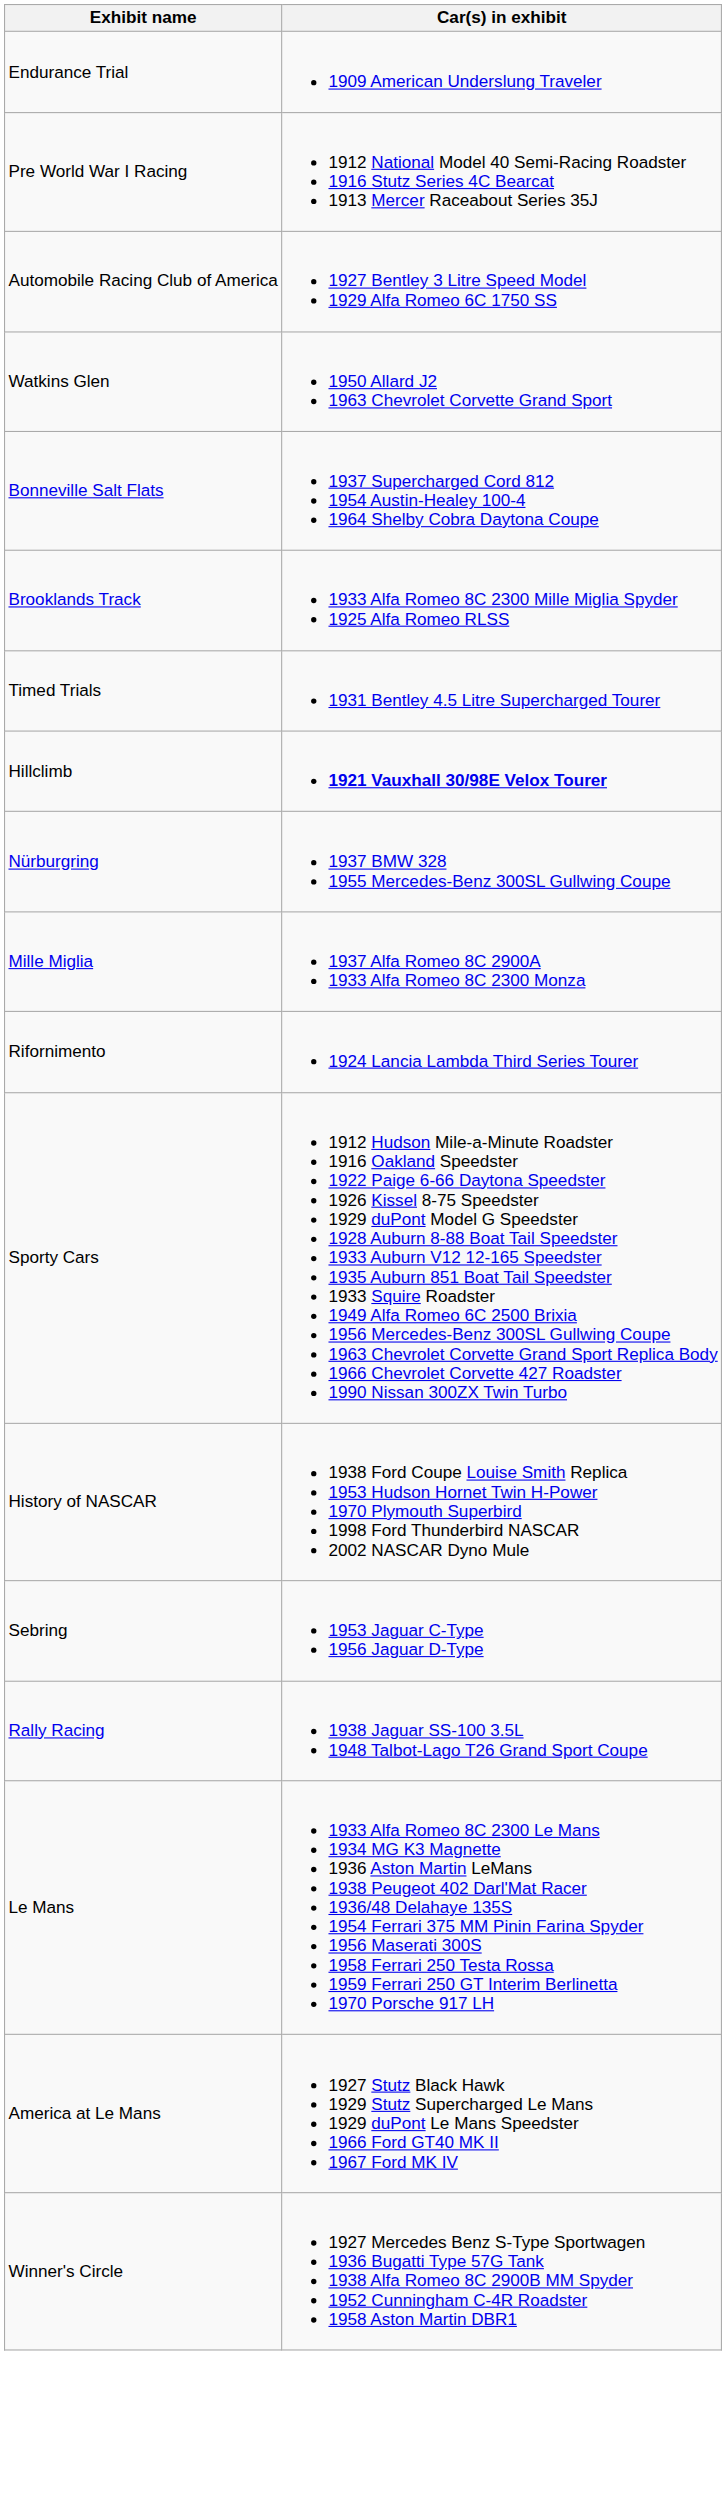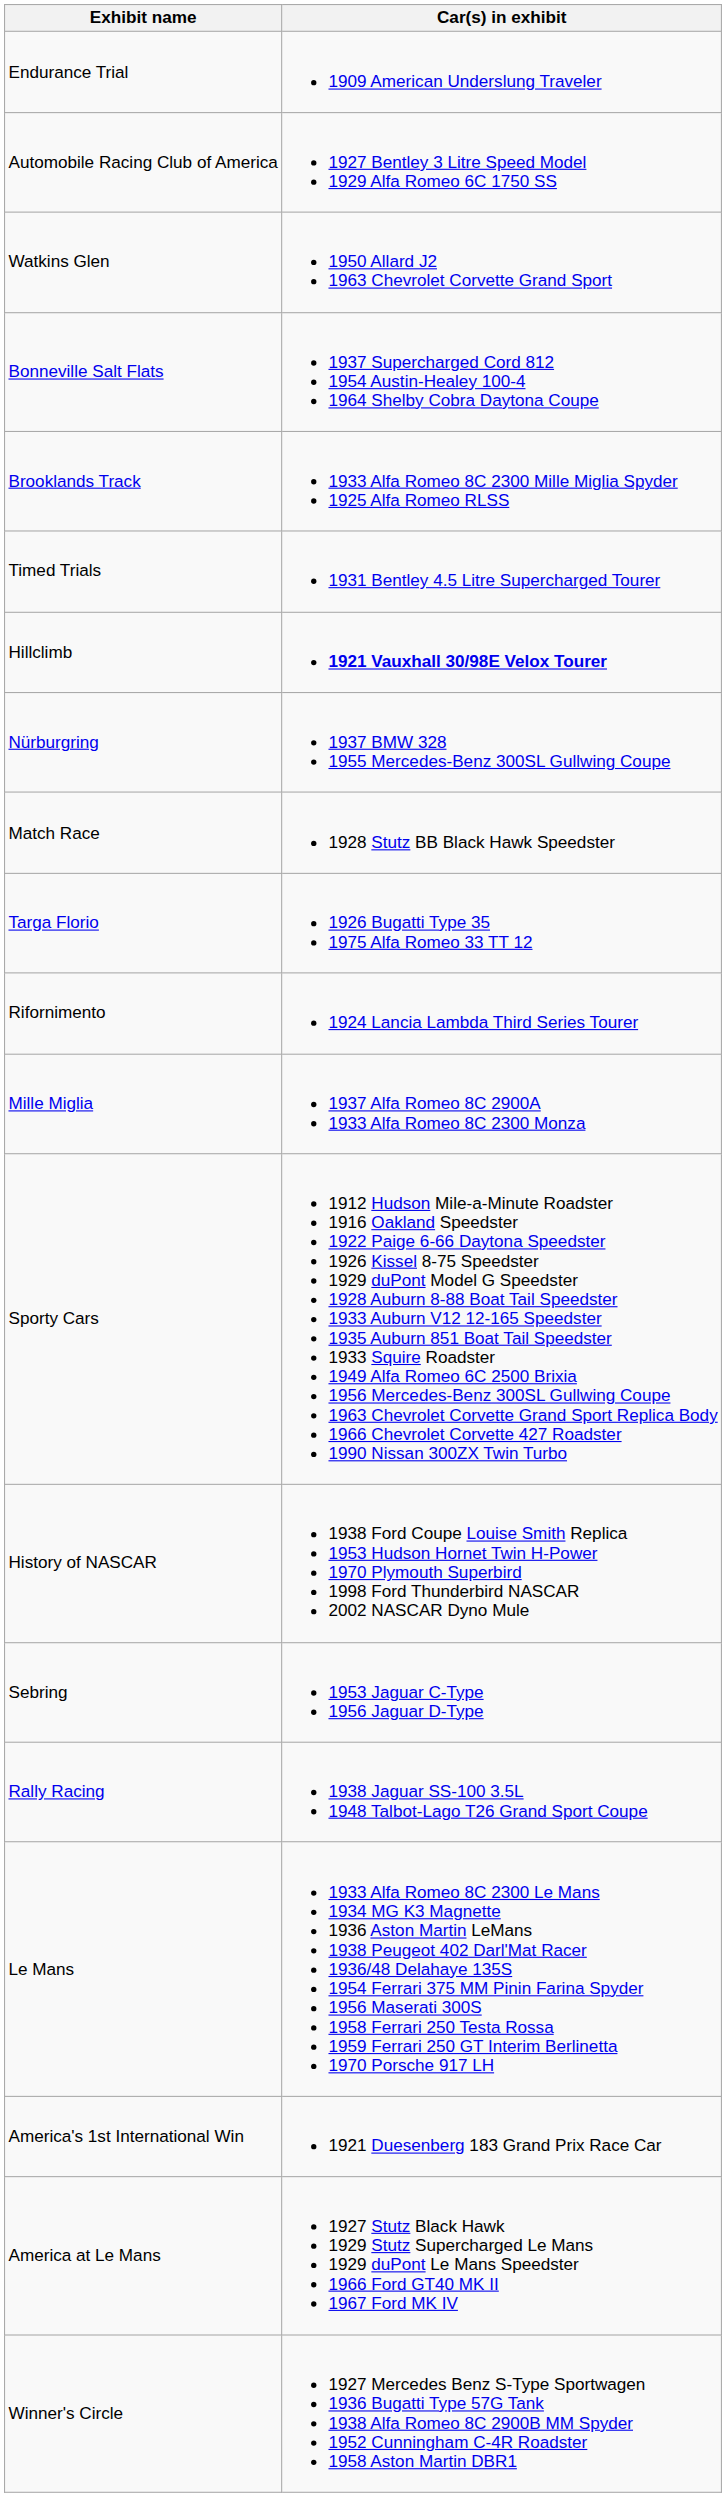- row: (98, 171)
+ row: (54, 832)
+ row: (54, 923)
rows swapped: (51, 961) <-> (57, 1051)
+ row: (126, 2136)
